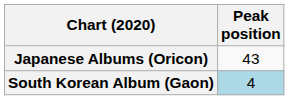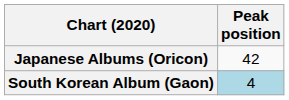(251, 58) 43 -> (251, 58) 42
